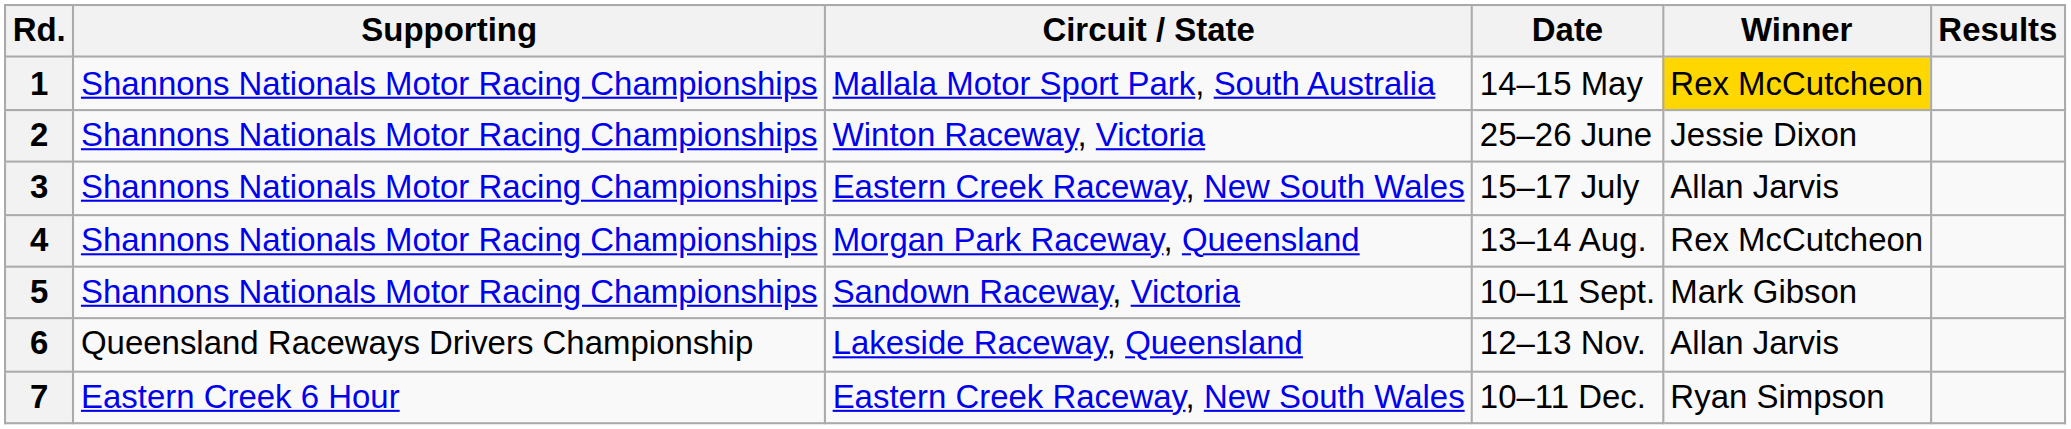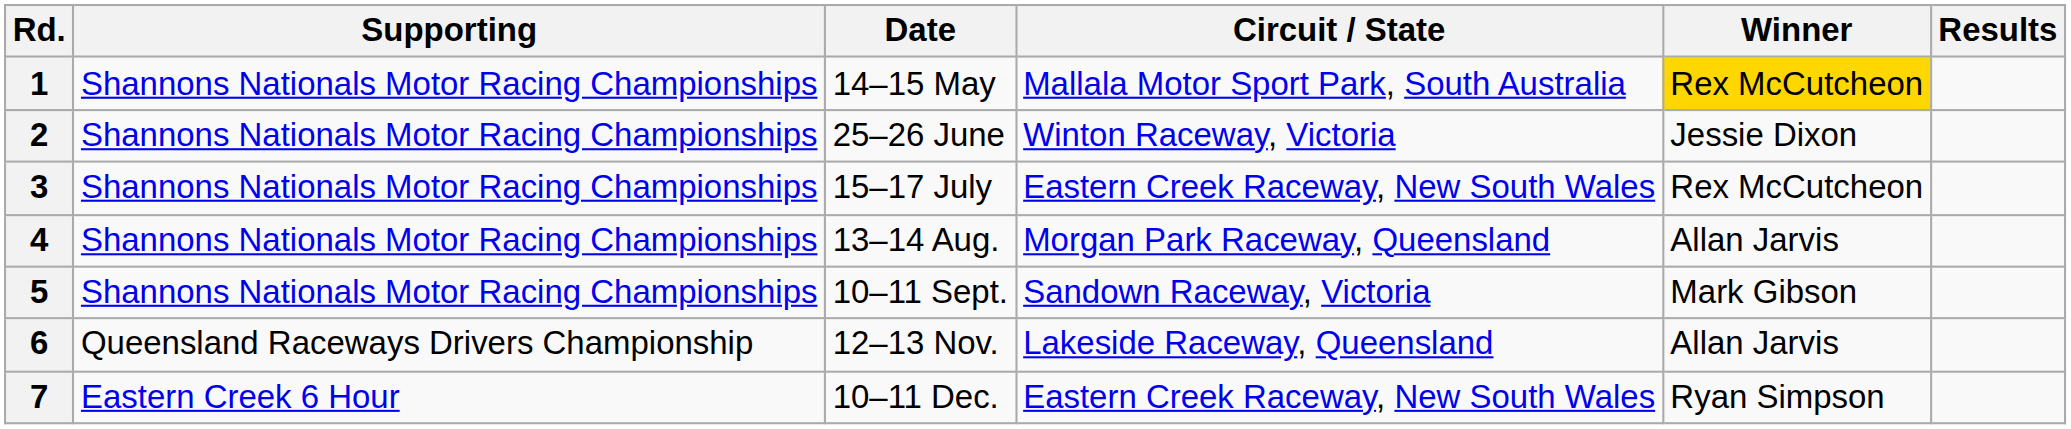columns swapped: (1149, 30) <-> (1567, 30)
(1755, 187) Allan Jarvis -> (1797, 187) Rex McCutcheon
(1797, 239) Rex McCutcheon -> (1755, 239) Allan Jarvis
